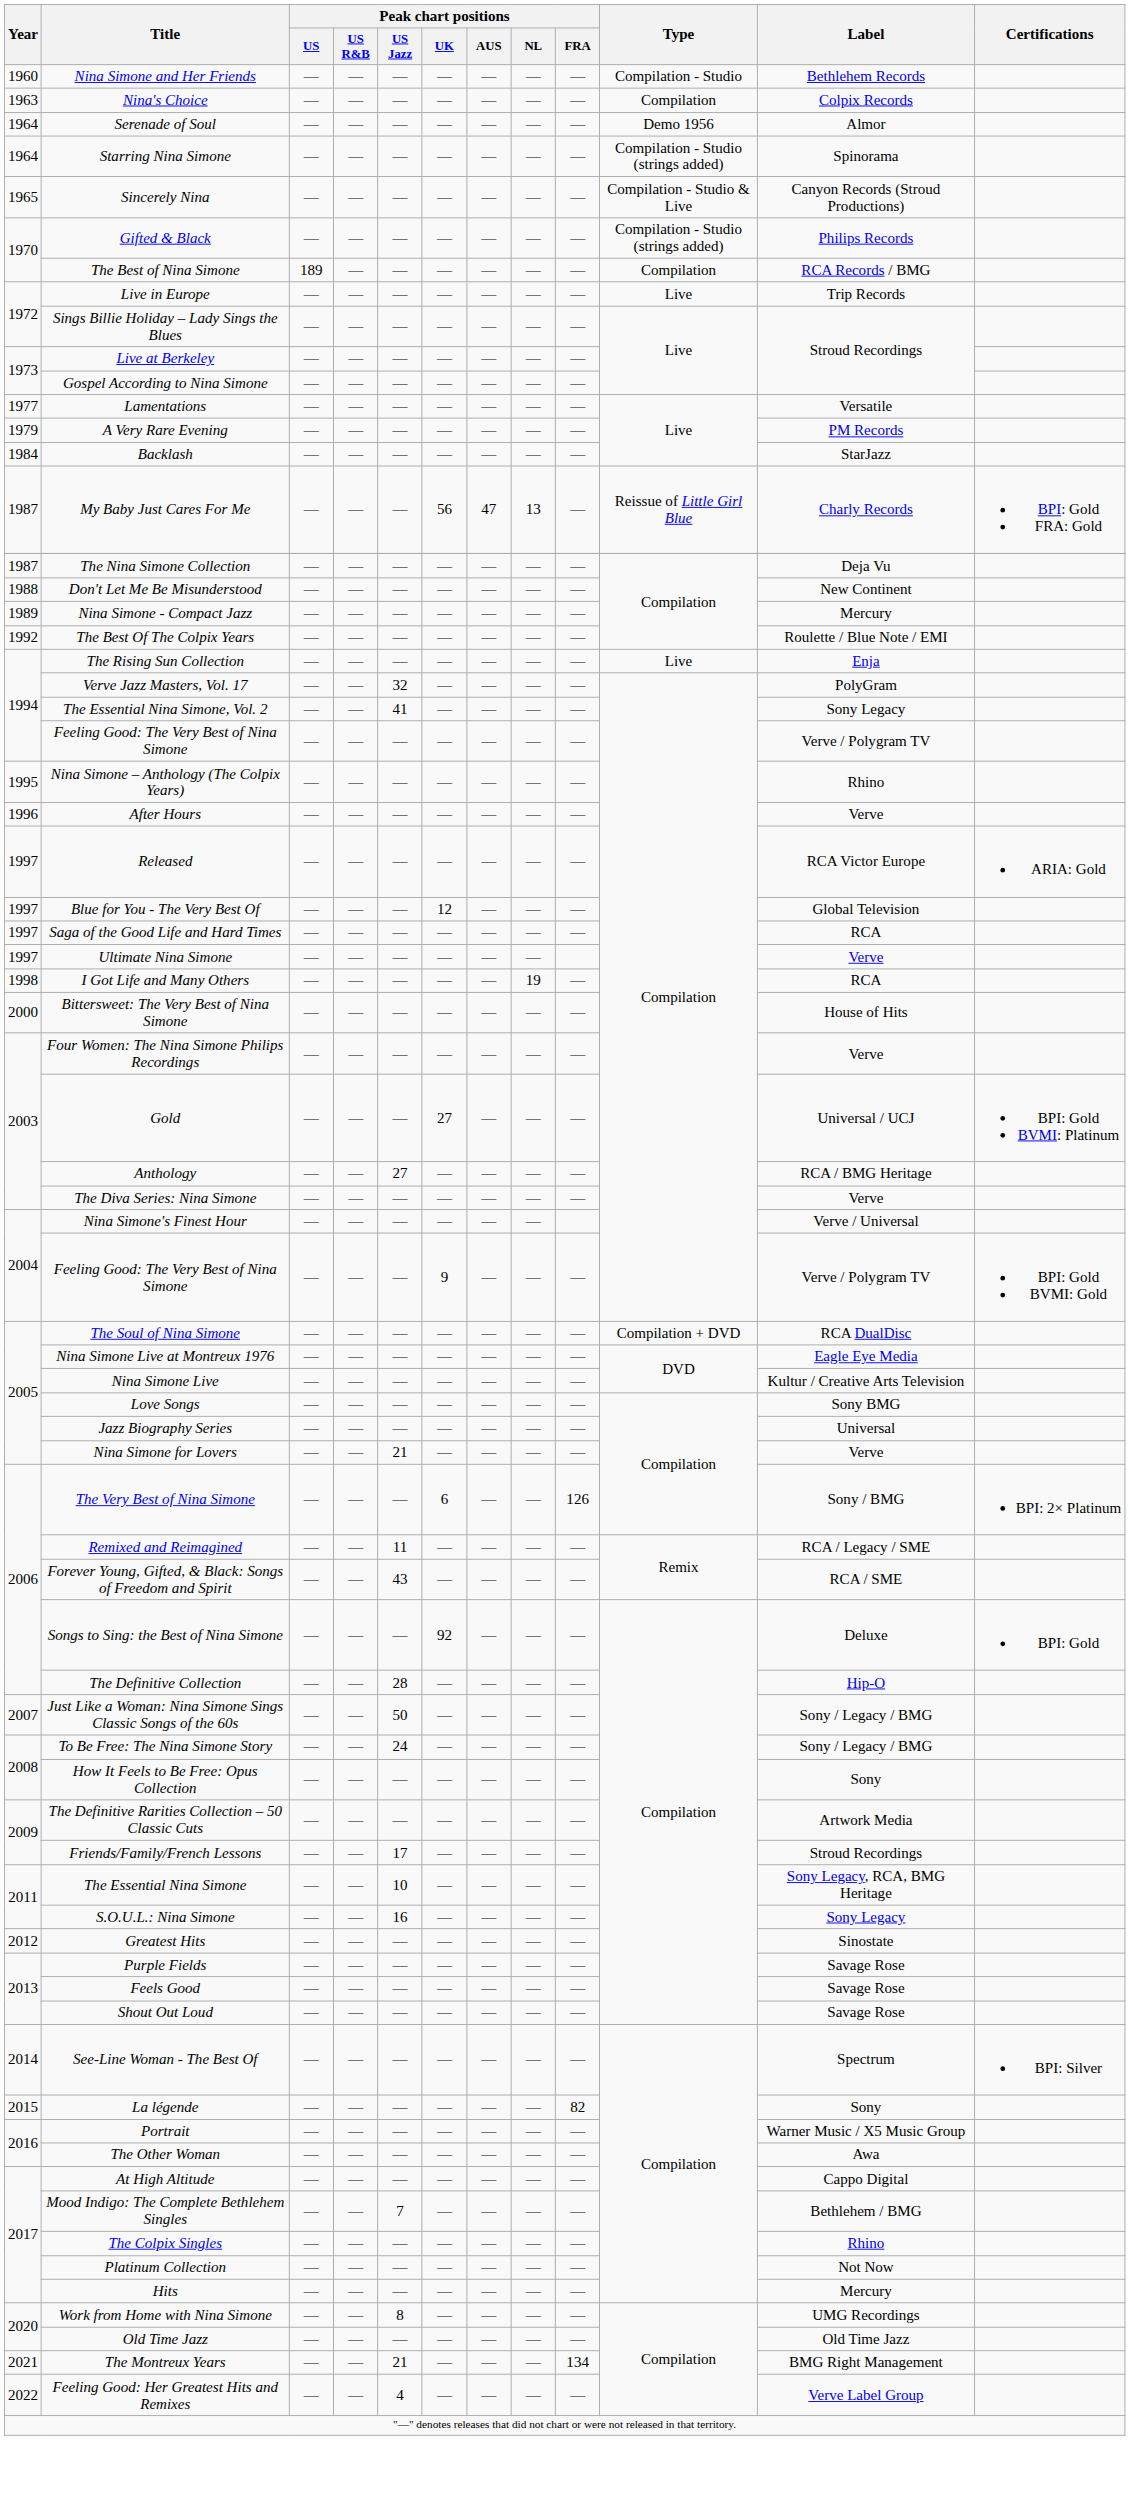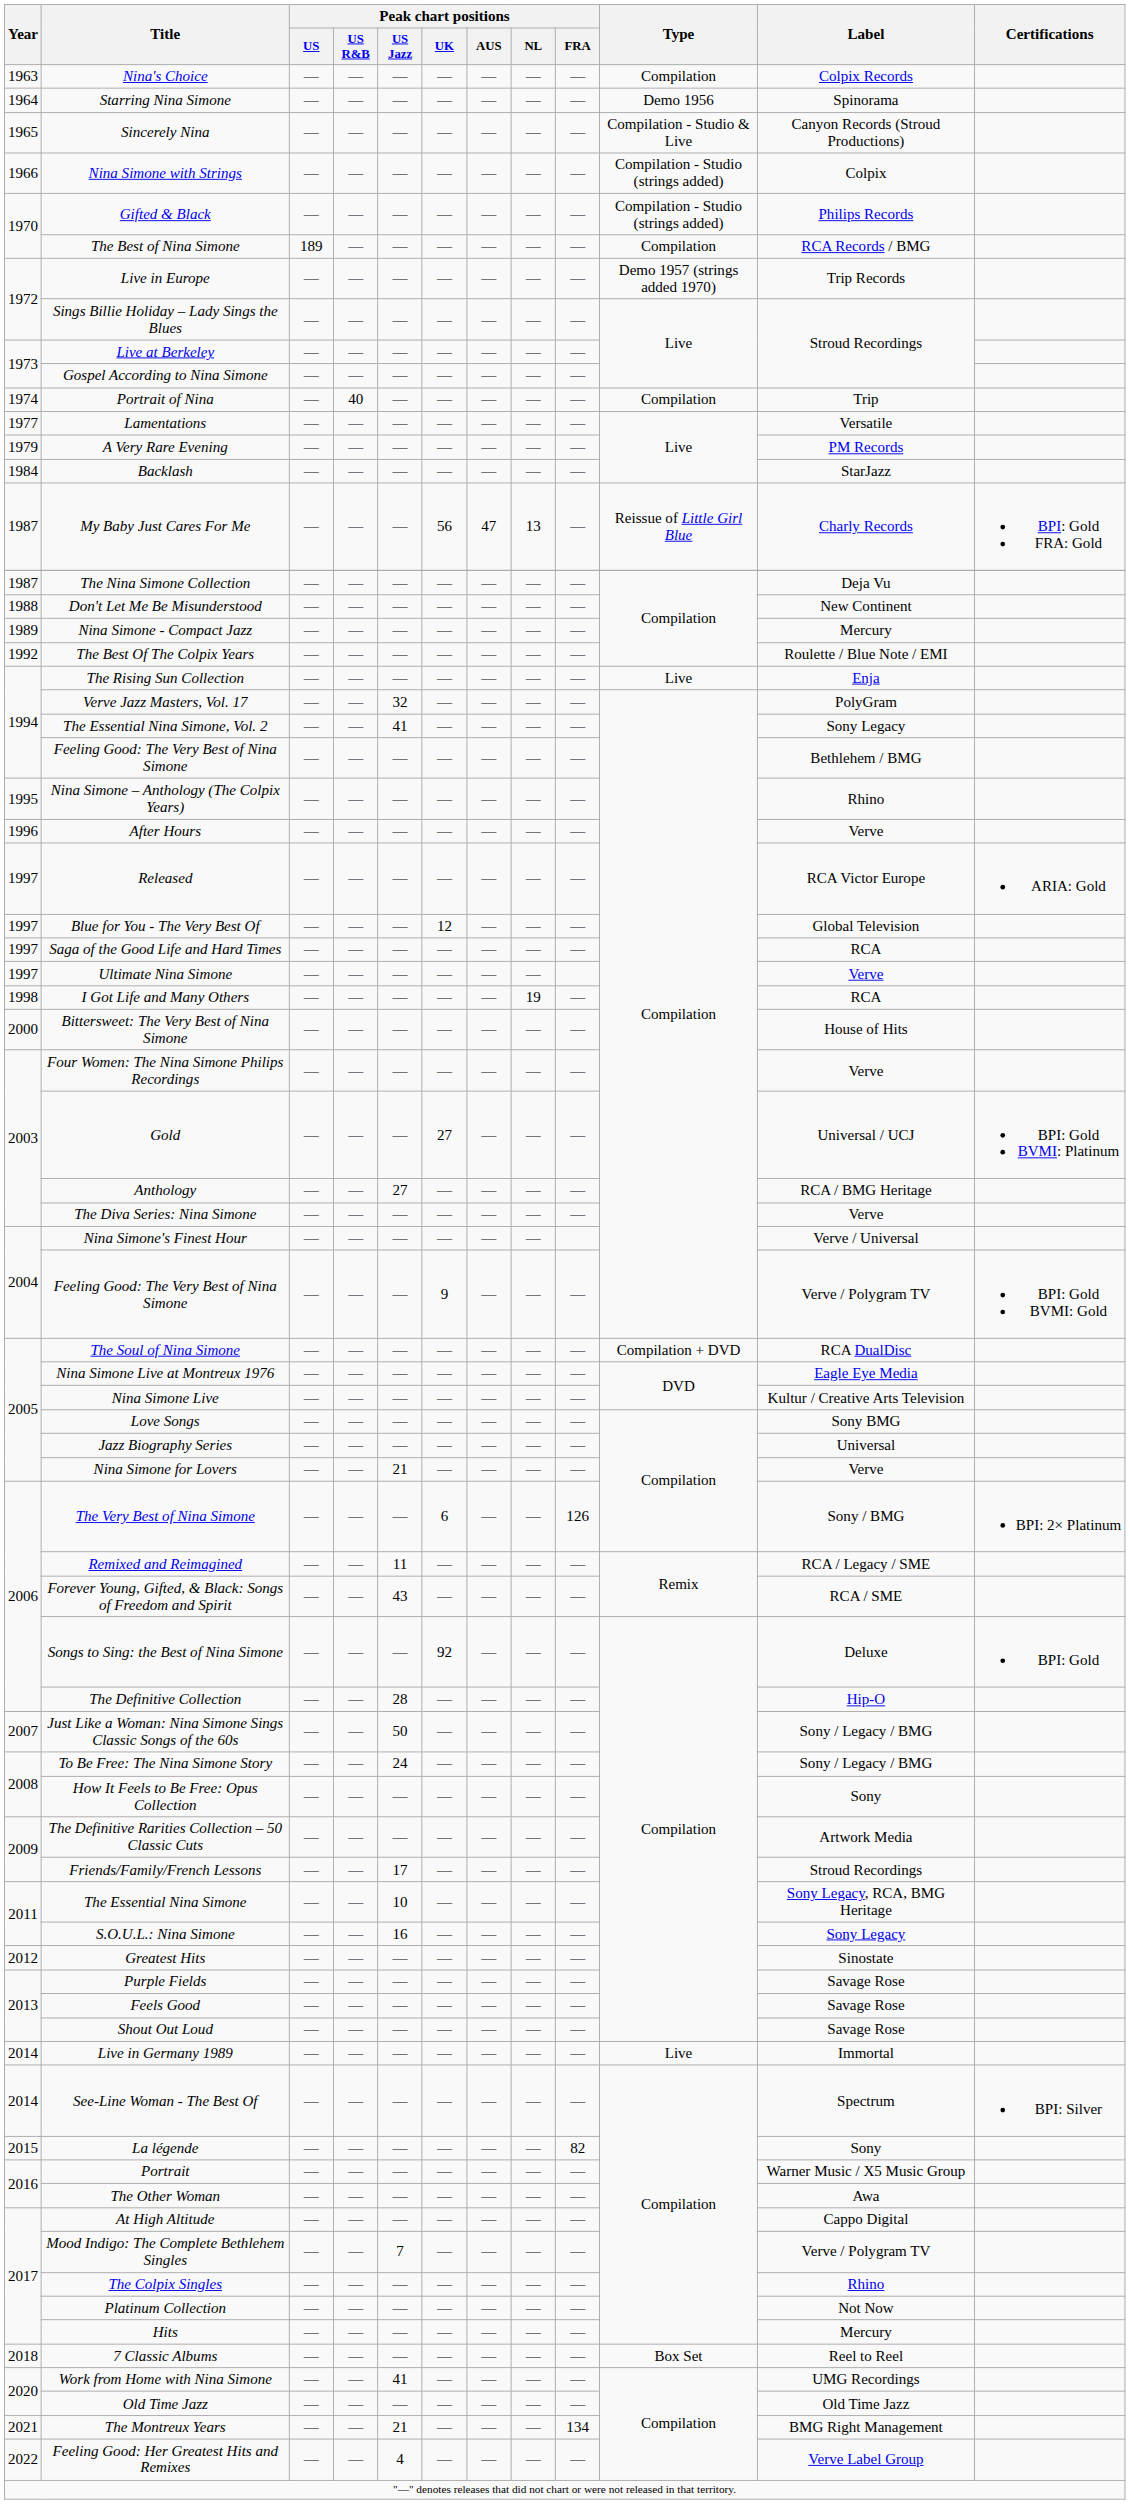- row: (23, 76)
- row: (23, 124)
(679, 156) Compilation - Studio (strings added) -> (679, 100) Demo 1956
+ row: (23, 173)
(679, 294) Live -> (679, 278) Demo 1957 (strings added 1970)
+ row: (23, 399)
(866, 741) Verve / Polygram TV -> (866, 758) Bethlehem / BMG
+ row: (23, 2053)
(866, 2211) Bethlehem / BMG -> (866, 2251) Verve / Polygram TV
+ row: (23, 2355)
(400, 2315) 8 -> (400, 2379) 41
